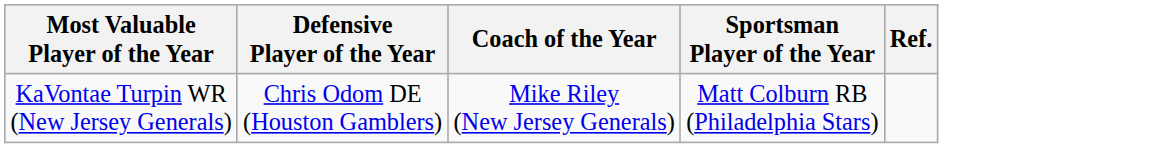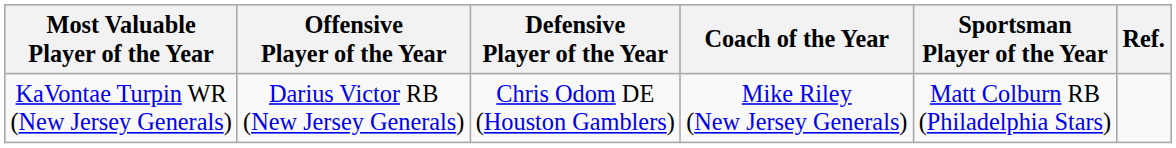+ column: (354, 39)
